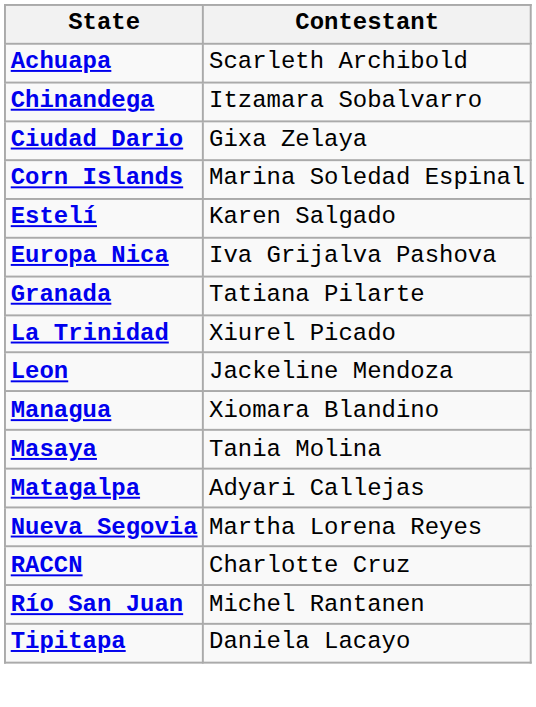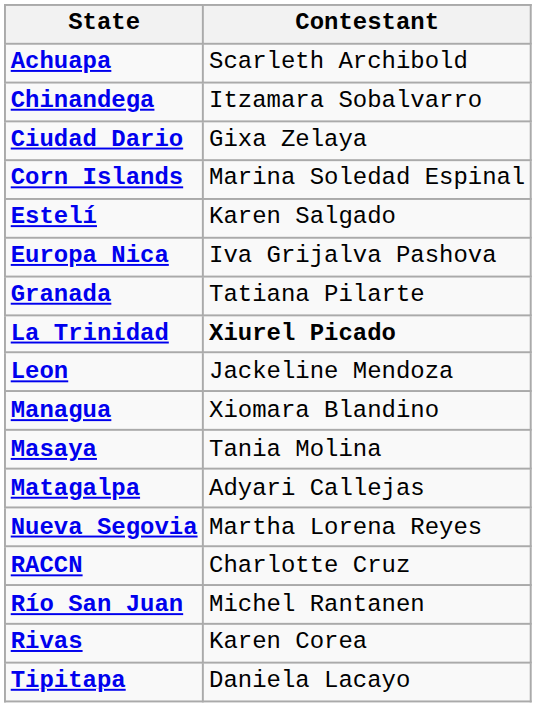(303, 334) normal -> (303, 334) bold
+ row: (47, 644)
